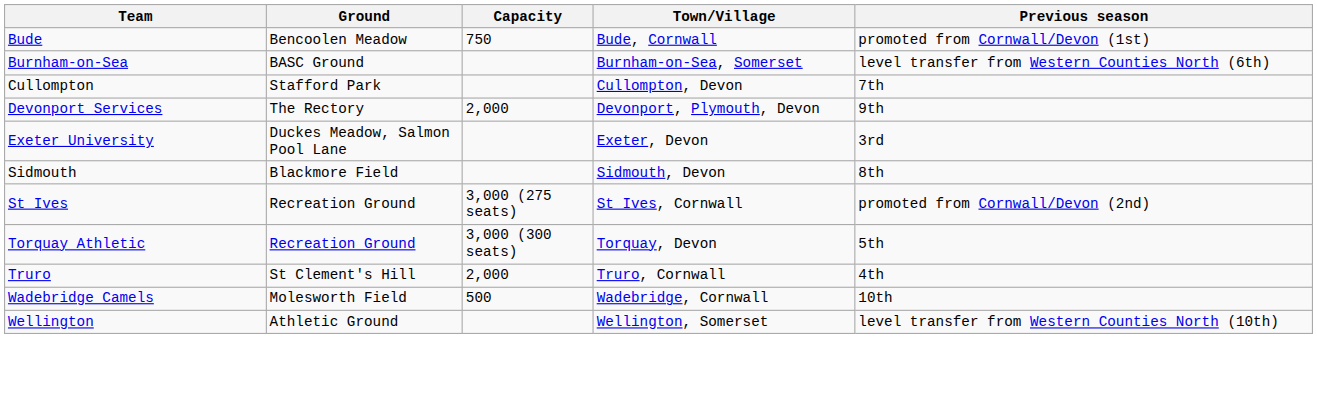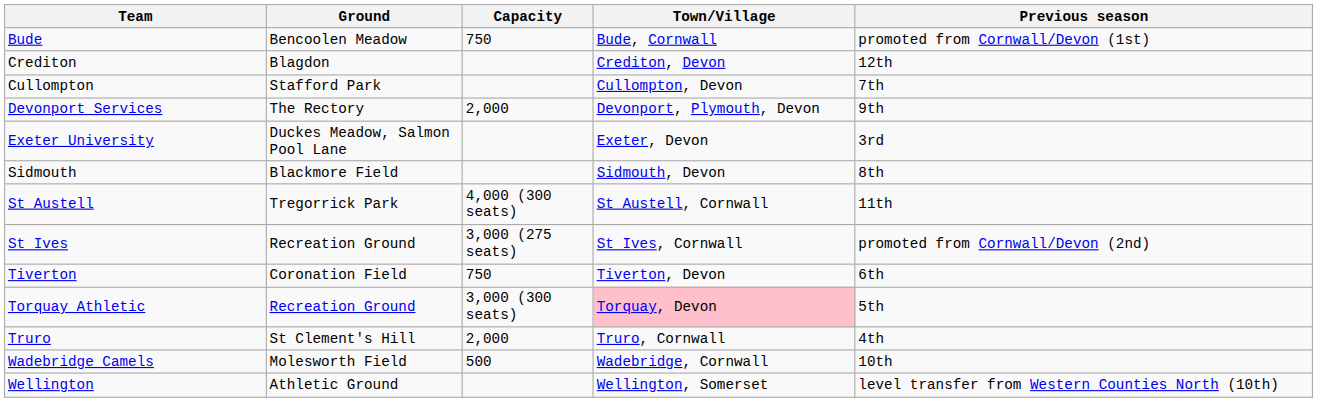- row: (68, 63)
+ row: (42, 63)
+ row: (51, 204)
+ row: (42, 275)
(657, 244) no background -> (657, 307) pink background
